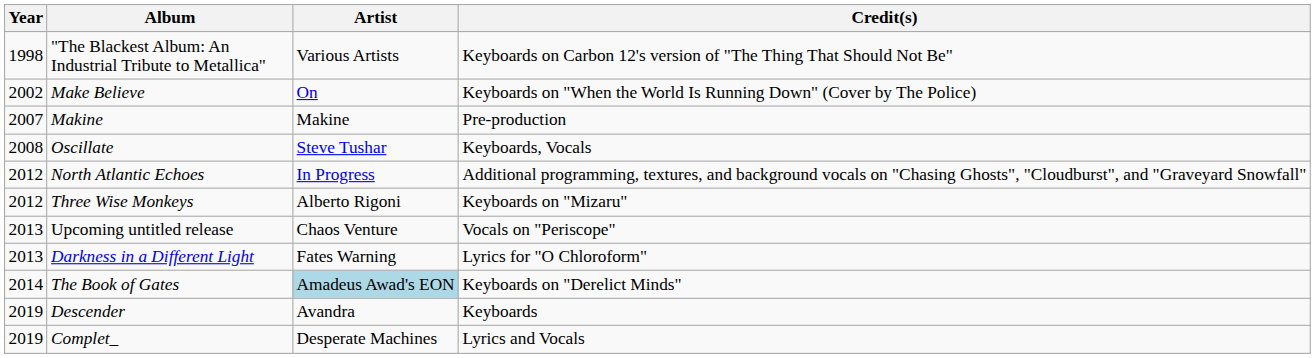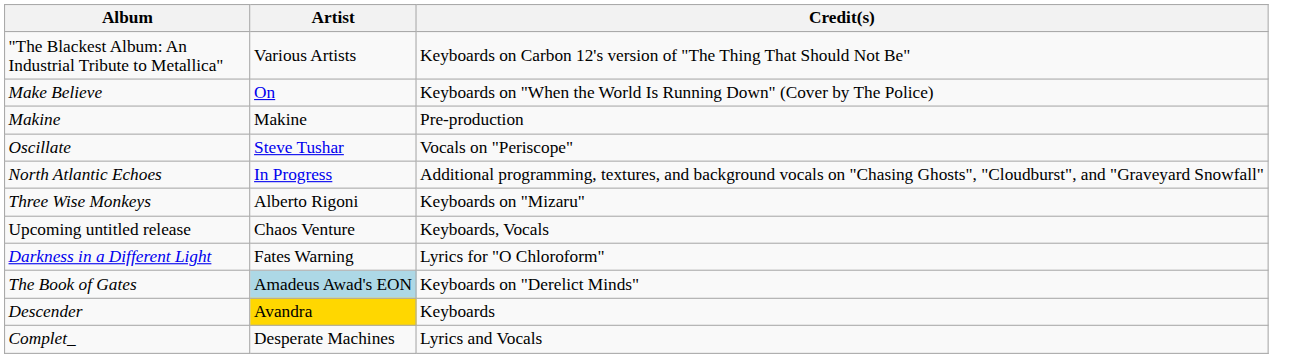- column: (26, 18)
(527, 147) Keyboards, Vocals -> (497, 147) Vocals on "Periscope"
(539, 229) Vocals on "Periscope" -> (485, 229) Keyboards, Vocals
(326, 311) no background -> (283, 311) gold background
